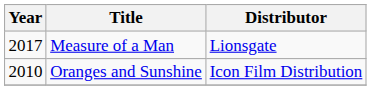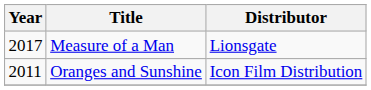(25, 71) 2010 -> (25, 71) 2011
